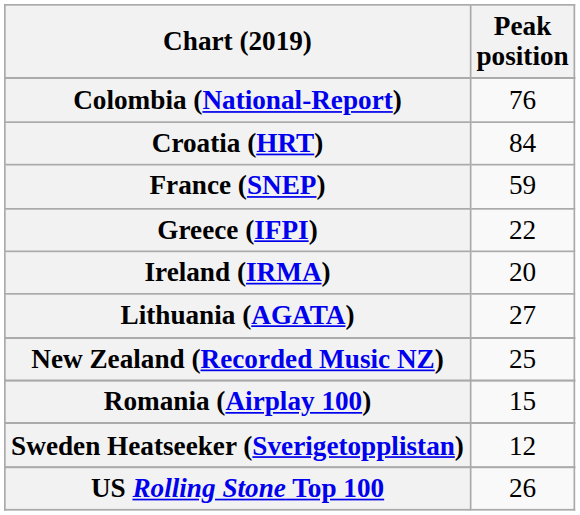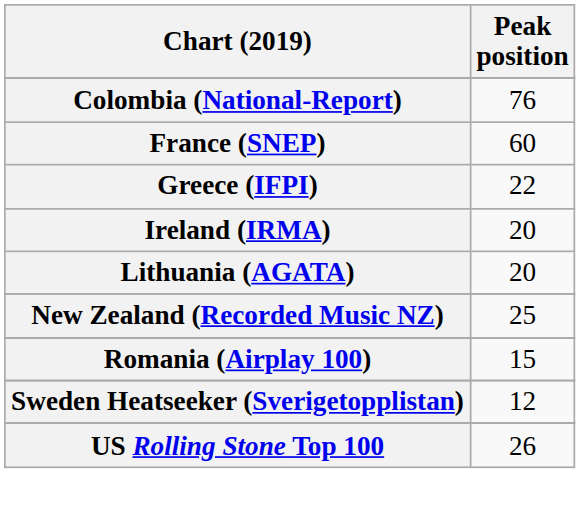- row: (238, 142)
(523, 186) 59 -> (523, 142) 60
(523, 315) 27 -> (523, 272) 20
